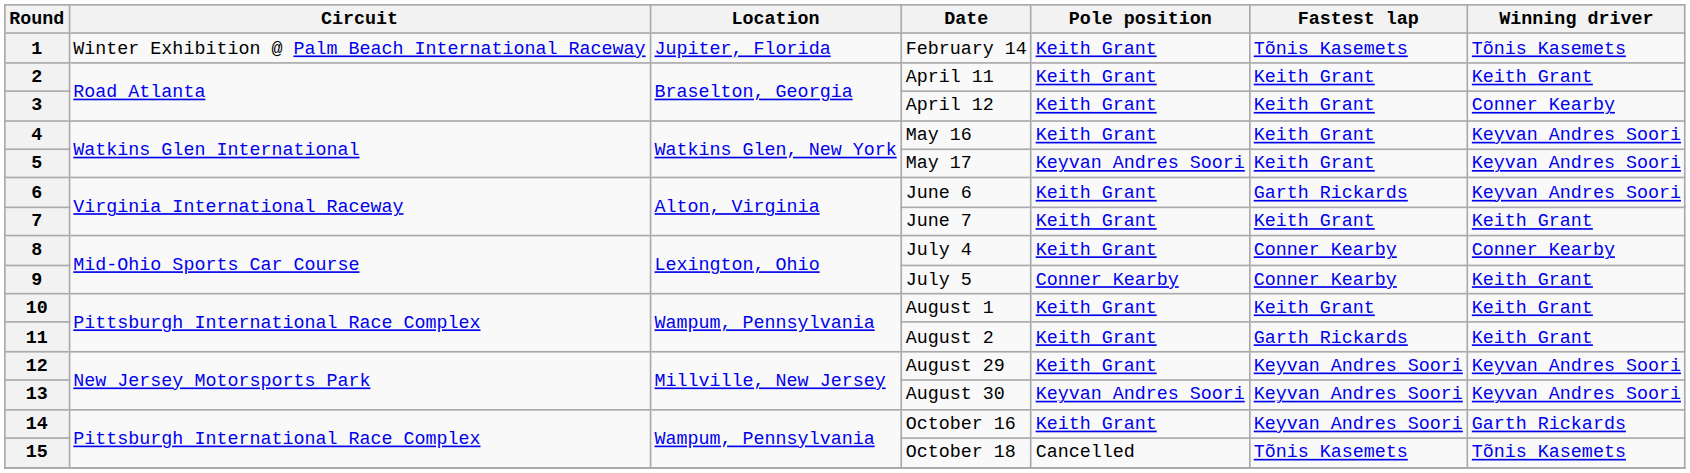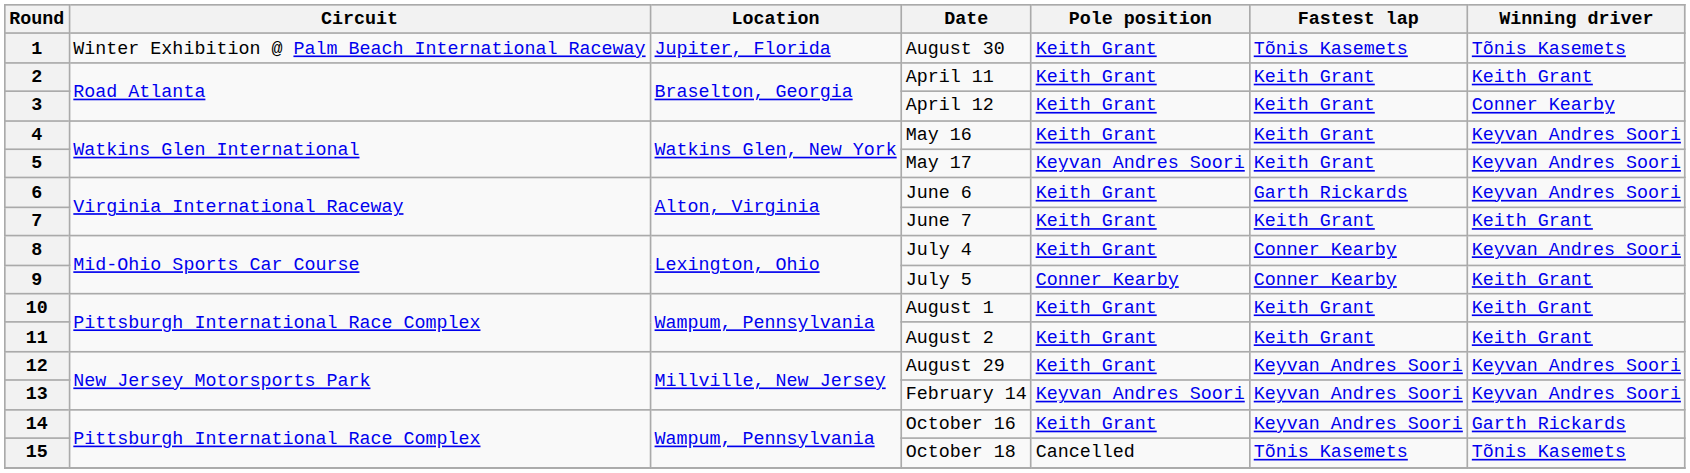(966, 48) February 14 -> (955, 48) August 30
(1543, 250) Conner Kearby -> (1576, 250) Keyvan Andres Soori
(1331, 337) Garth Rickards -> (1314, 337) Keith Grant
(955, 395) August 30 -> (966, 395) February 14
